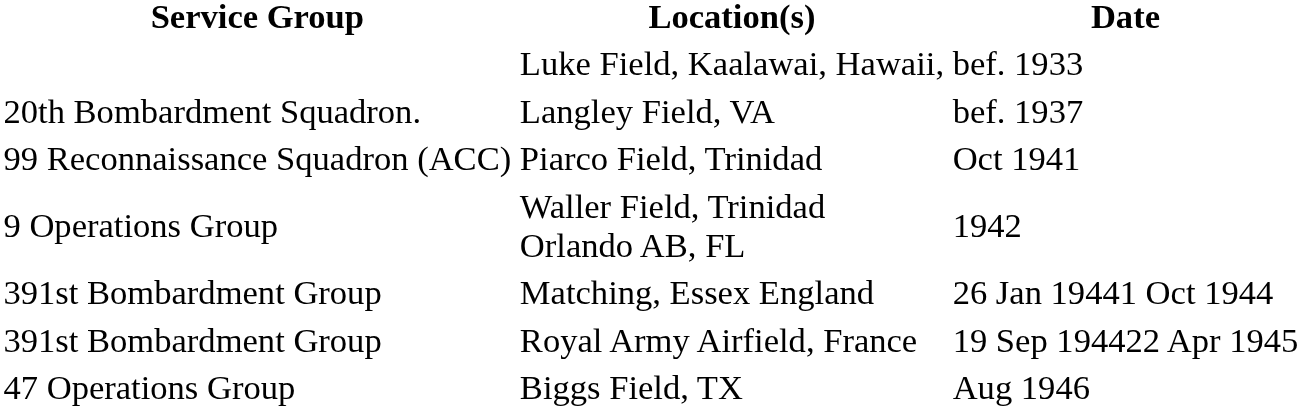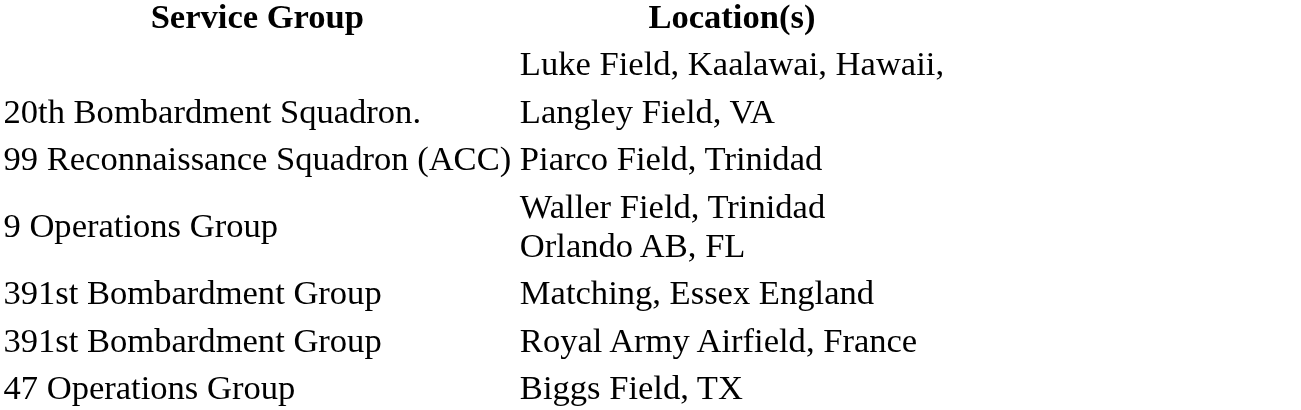- column: (1125, 16)
